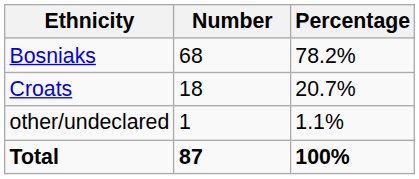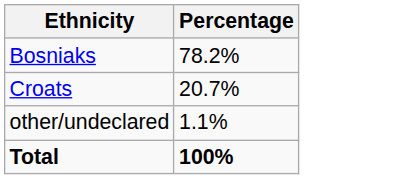- column: (232, 21)
